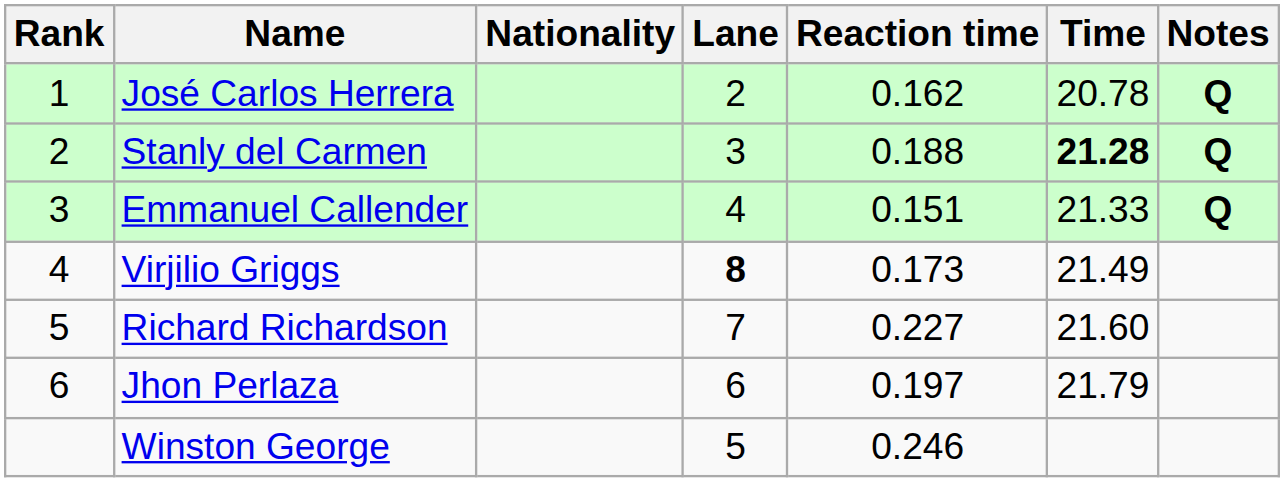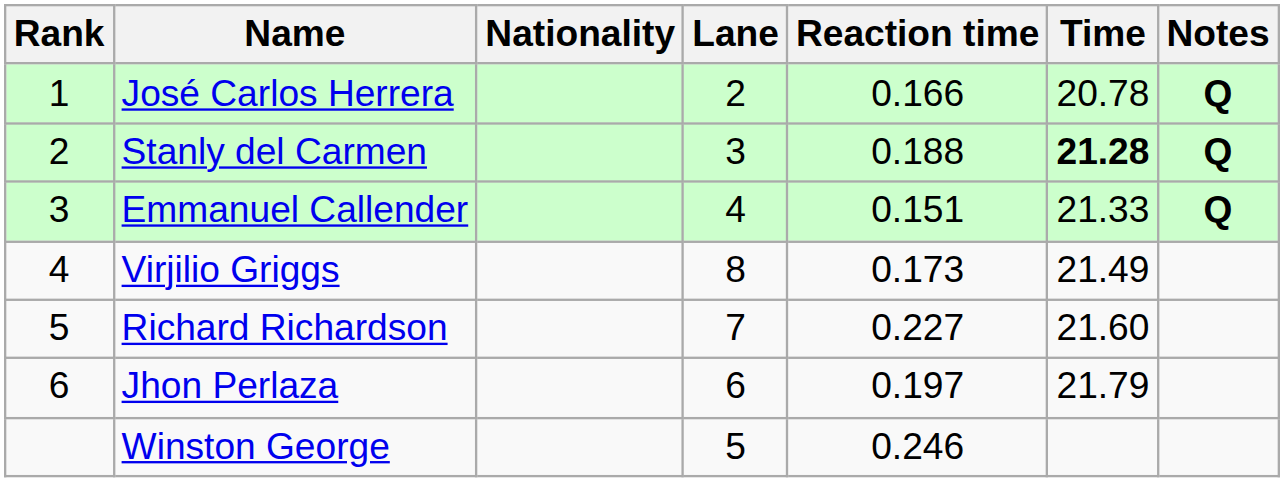(918, 92) 0.162 -> (918, 92) 0.166
(736, 269) bold -> (736, 269) normal
